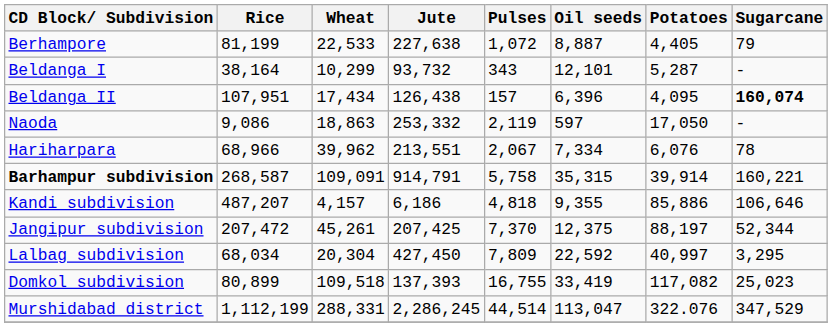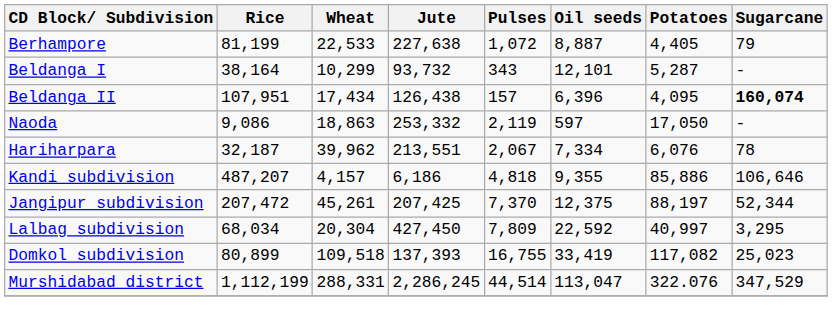(250, 150) 68,966 -> (250, 150) 32,187
- row: (111, 177)
